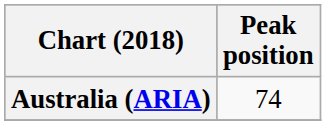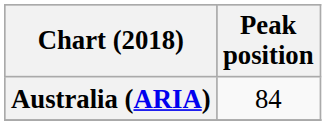(268, 98) 74 -> (268, 98) 84
